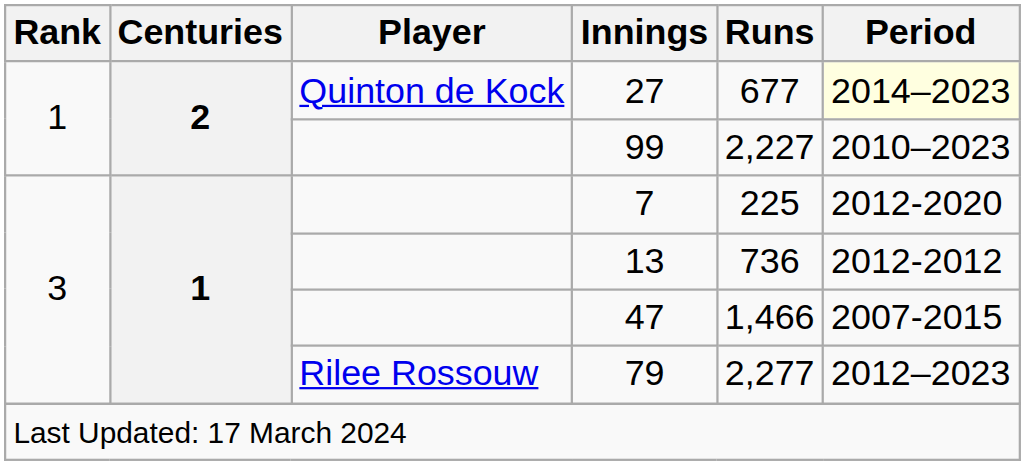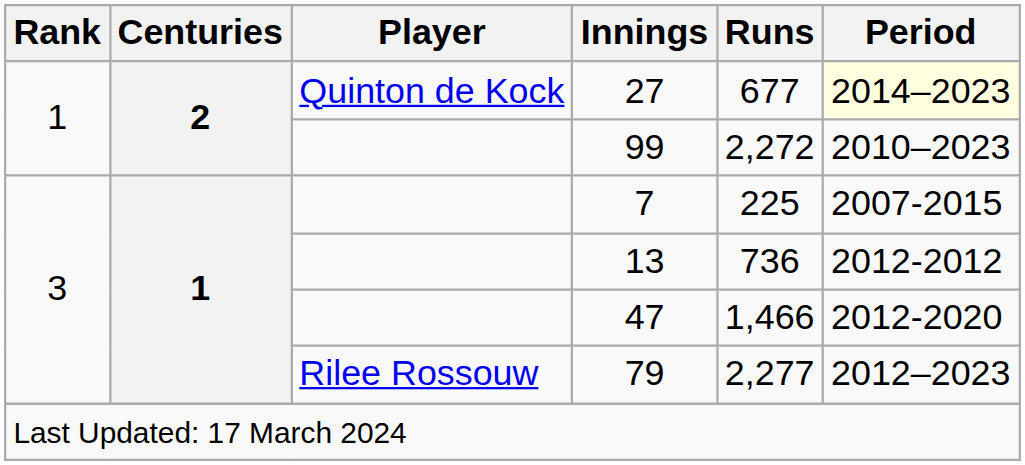(770, 146) 2,227 -> (770, 146) 2,272
(917, 203) 2012-2020 -> (917, 203) 2007-2015
(917, 317) 2007-2015 -> (917, 317) 2012-2020
